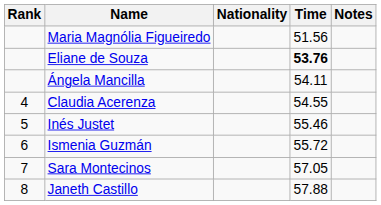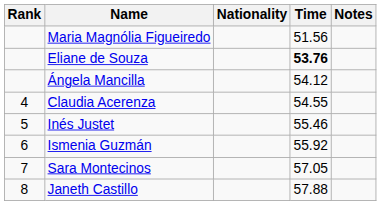(311, 80) 54.11 -> (311, 80) 54.12
(311, 146) 55.72 -> (311, 146) 55.92
